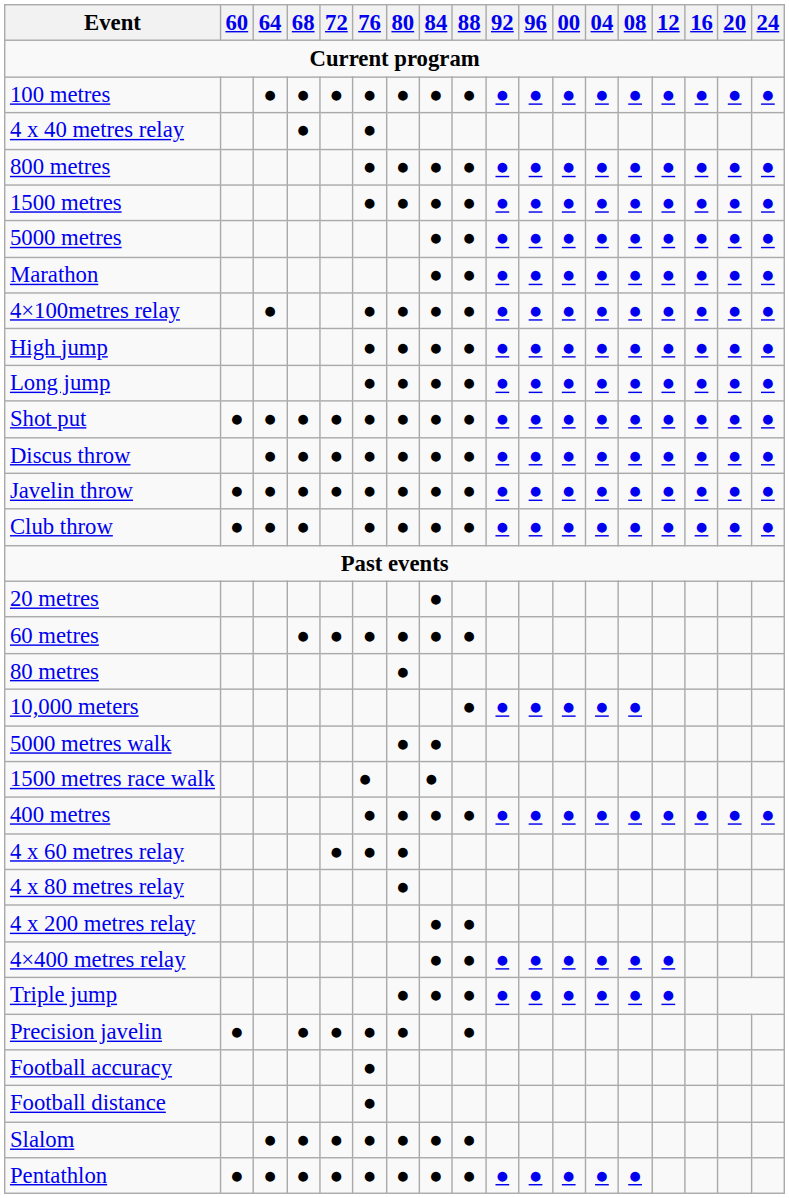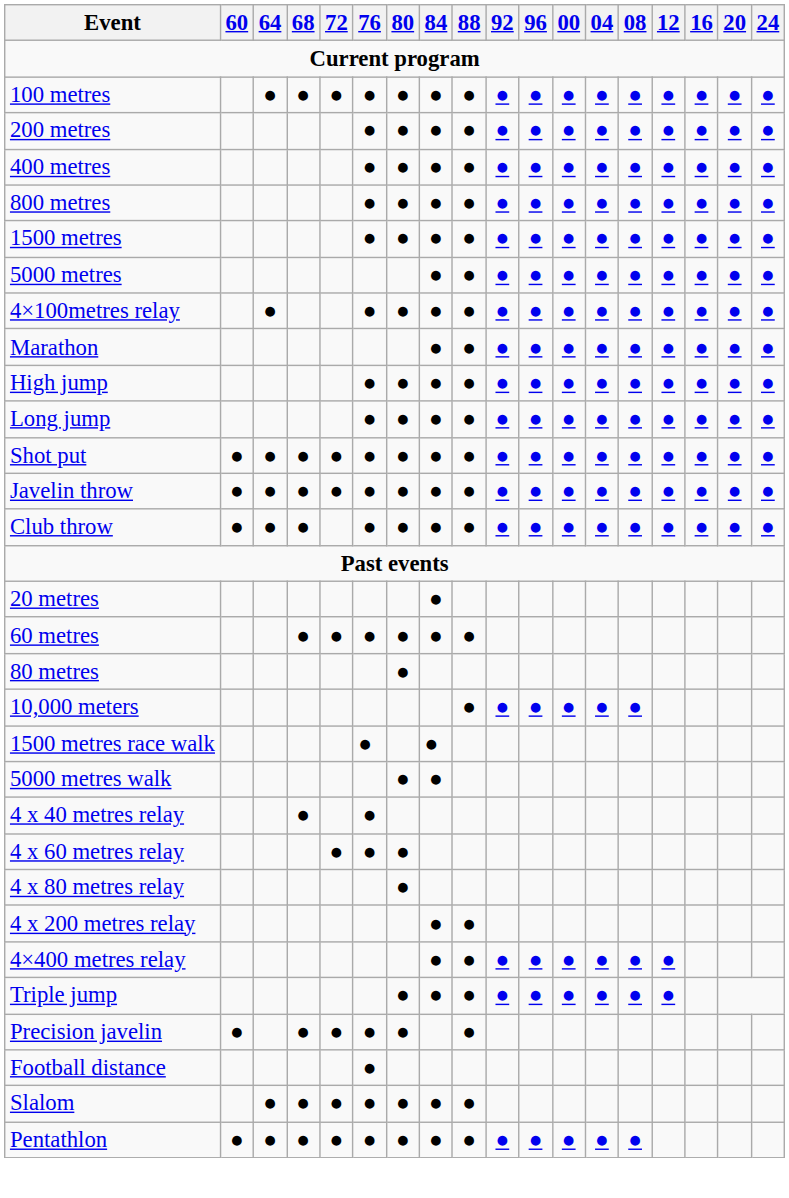+ row: (60, 130)
rows swapped: (60, 815) <-> (97, 130)
rows swapped: (54, 274) <-> (95, 310)
- row: (70, 454)
rows swapped: (112, 779) <-> (91, 743)
- row: (91, 1067)
